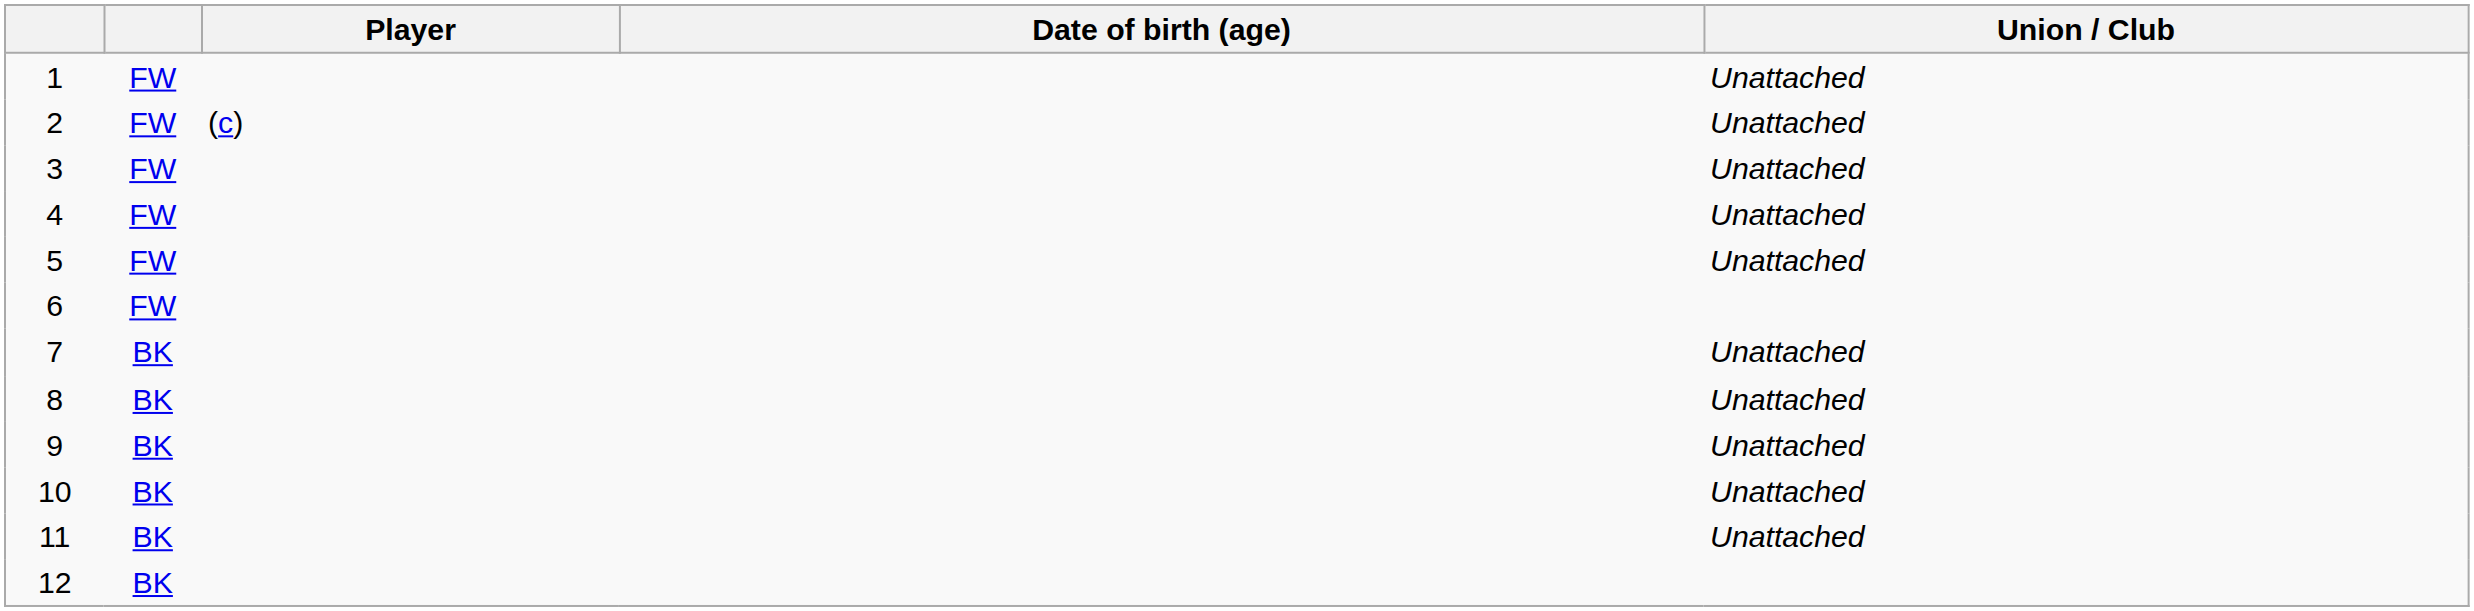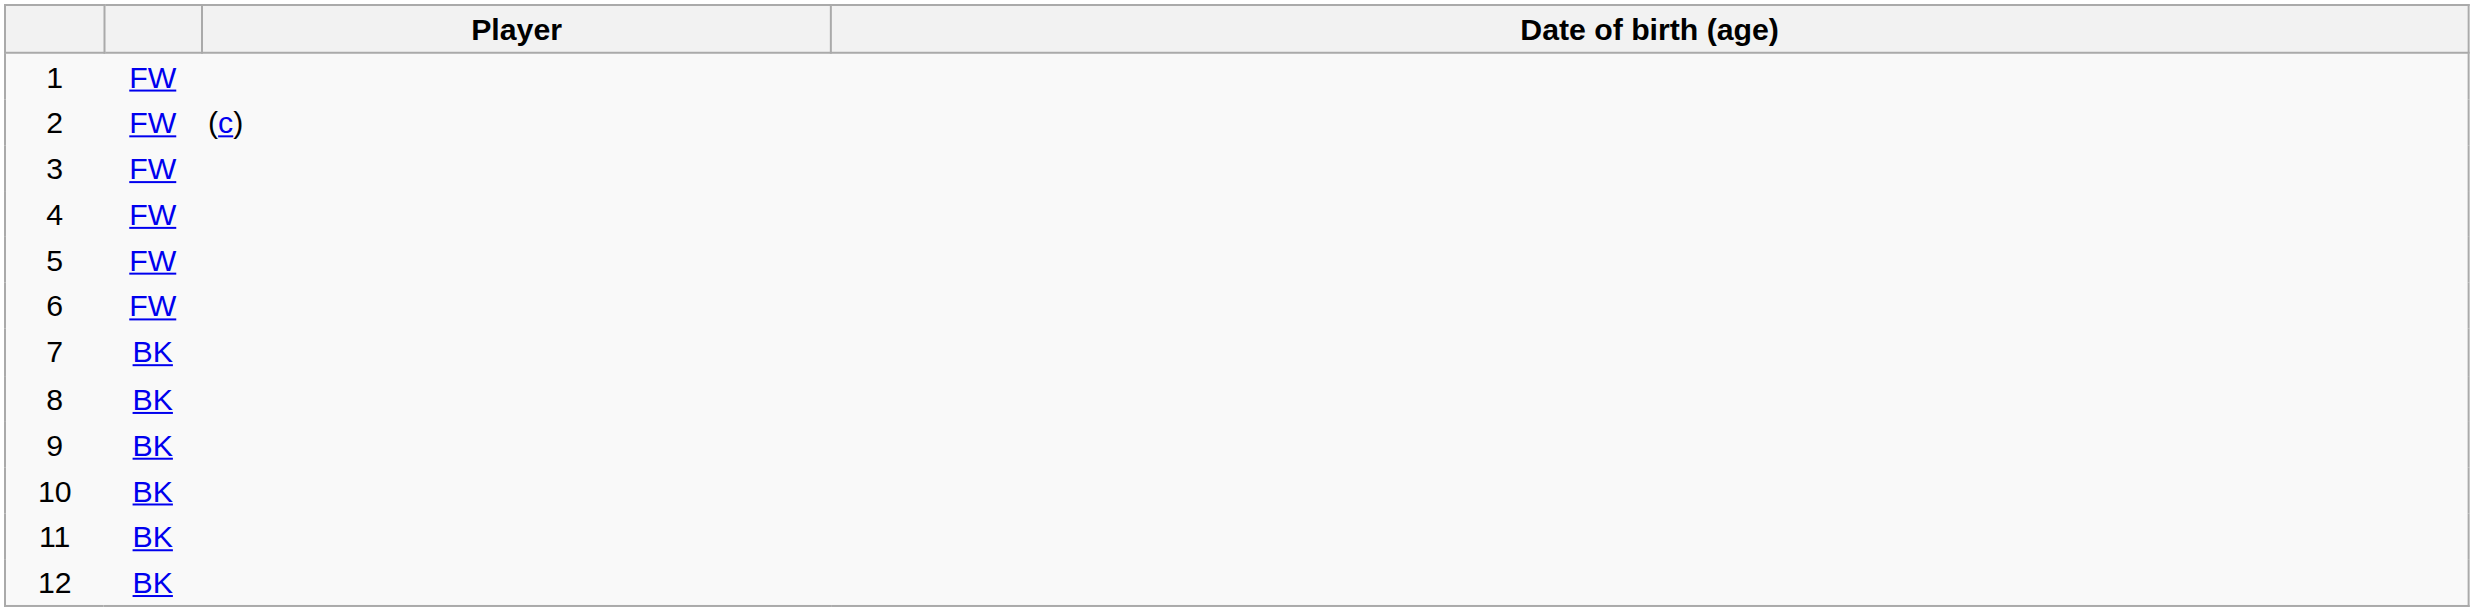- column: (2086, 29)
